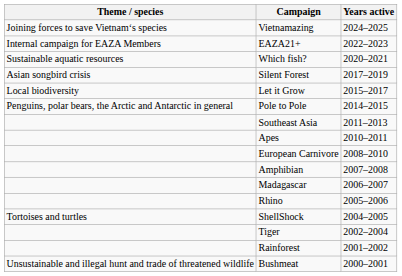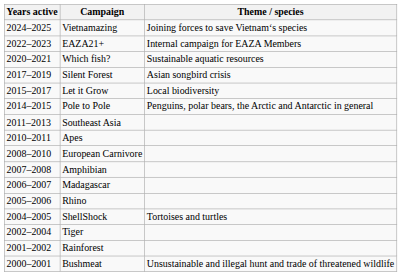columns swapped: (369, 12) <-> (130, 12)
